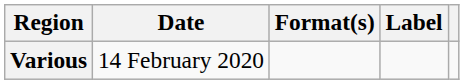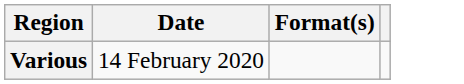- column: (414, 23)
